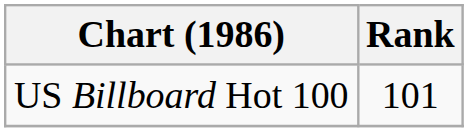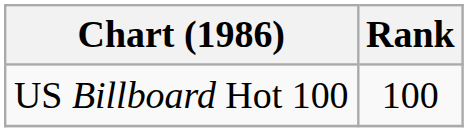(410, 94) 101 -> (410, 94) 100
